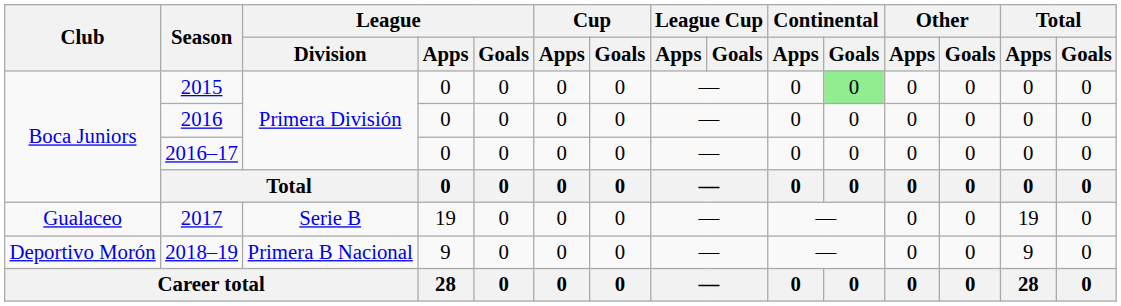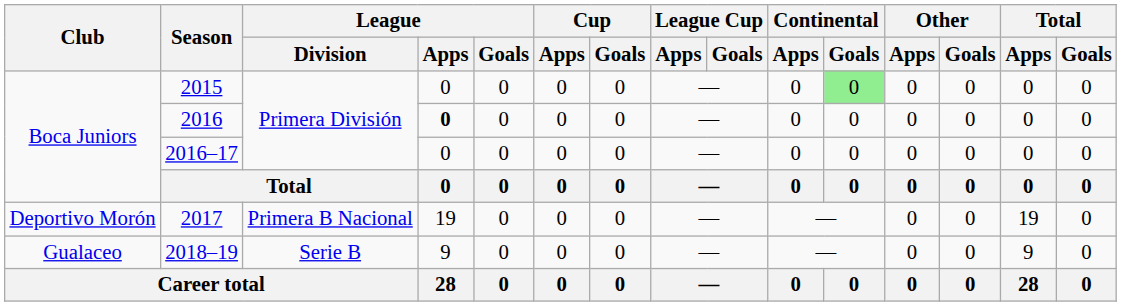(445, 119) normal -> (445, 119) bold
(83, 218) Gualaceo -> (83, 218) Deportivo Morón
(330, 218) Serie B -> (330, 218) Primera B Nacional
(83, 251) Deportivo Morón -> (83, 251) Gualaceo
(330, 251) Primera B Nacional -> (330, 251) Serie B
